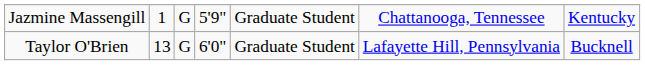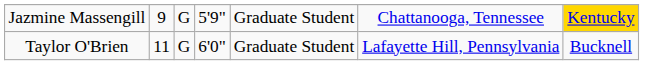(162, 18) 1 -> (162, 18) 9
(602, 18) no background -> (601, 18) gold background
(162, 45) 13 -> (162, 45) 11
